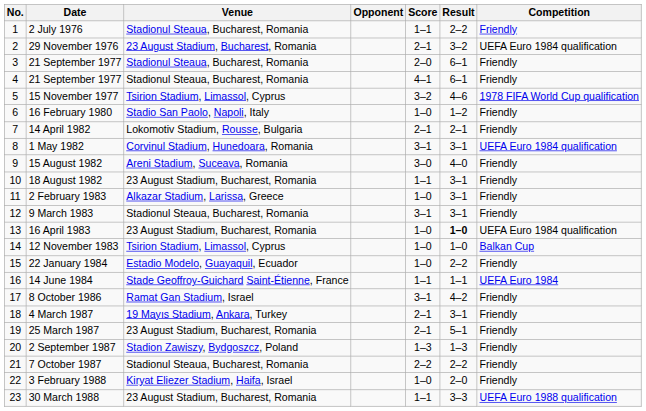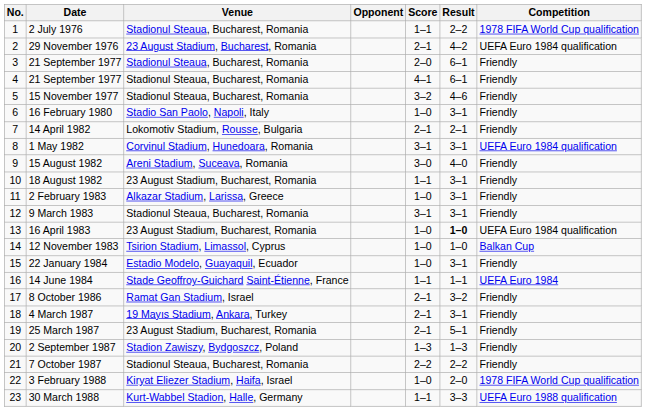(498, 29) Friendly -> (559, 29) 1978 FIFA World Cup qualification
(458, 46) 3–2 -> (458, 46) 4–2
(206, 96) Tsirion Stadium, Limassol, Cyprus -> (217, 96) Stadionul Steaua, Bucharest, Romania
(559, 96) 1978 FIFA World Cup qualification -> (498, 96) Friendly
(458, 113) 1–2 -> (458, 113) 3–1
(458, 264) 2–2 -> (458, 264) 3–1
(423, 297) 3–1 -> (423, 297) 2–1
(458, 297) 4–2 -> (458, 297) 3–2
(498, 381) Friendly -> (559, 381) 1978 FIFA World Cup qualification
(221, 398) 23 August Stadium, Bucharest, Romania -> (214, 398) Kurt-Wabbel Stadion, Halle, Germany
